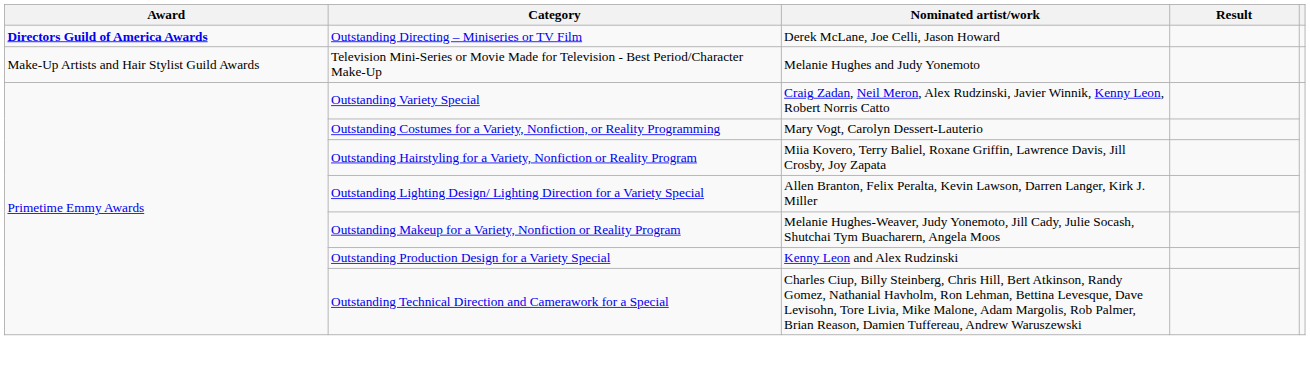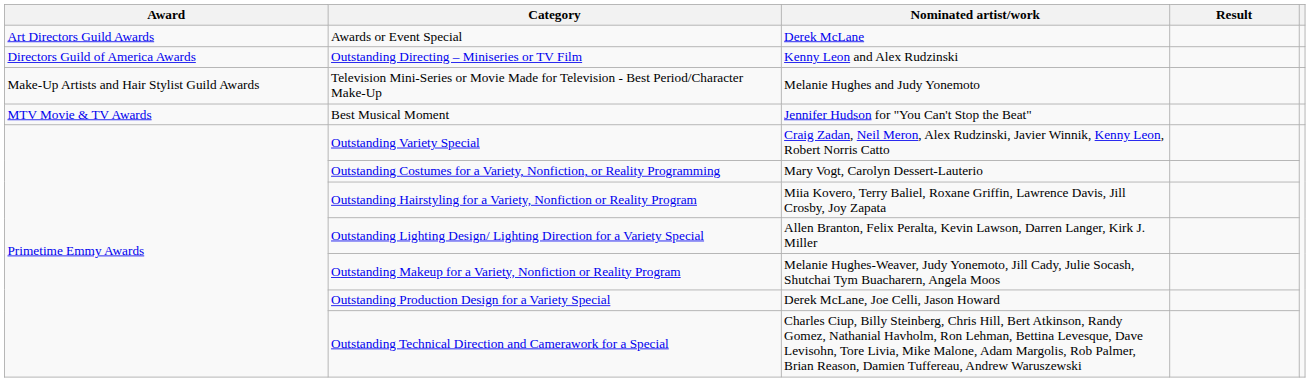+ row: (397, 36)
(108, 36) bold -> (102, 57) normal
(892, 36) Derek McLane, Joe Celli, Jason Howard -> (871, 57) Kenny Leon and Alex Rudzinski
+ row: (390, 114)
(871, 258) Kenny Leon and Alex Rudzinski -> (892, 300) Derek McLane, Joe Celli, Jason Howard
